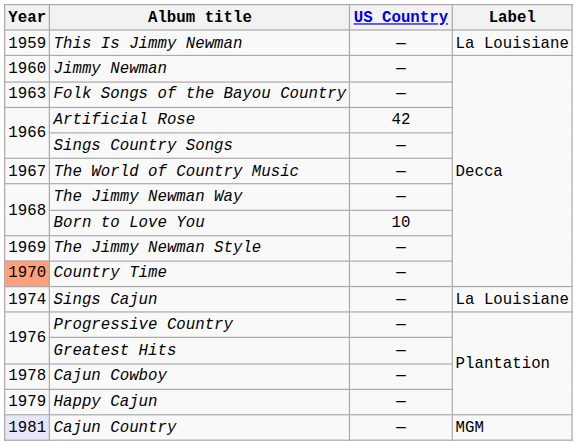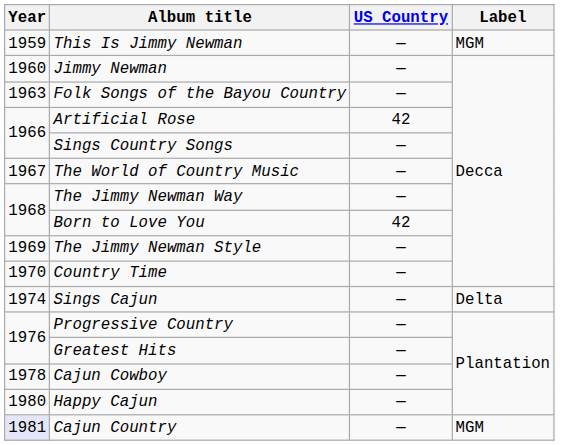(512, 43) La Louisiane -> (470, 43) MGM
(401, 223) 10 -> (401, 223) 42
(27, 274) lightsalmon background -> (27, 274) no background
(512, 299) La Louisiane -> (479, 299) Delta
(27, 402) 1979 -> (27, 402) 1980
